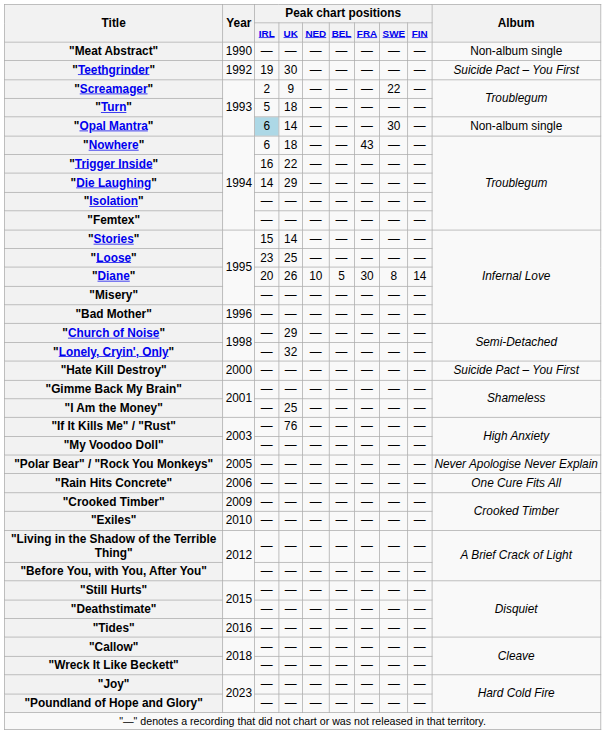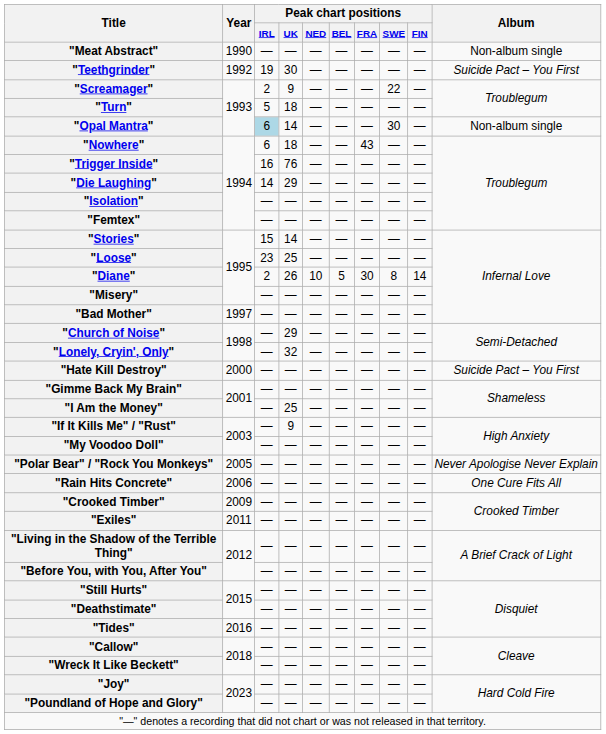(291, 164) 22 -> (291, 164) 76
(267, 276) 20 -> (267, 276) 2
(239, 314) 1996 -> (239, 314) 1997
(291, 426) 76 -> (291, 426) 9
(239, 520) 2010 -> (239, 520) 2011
